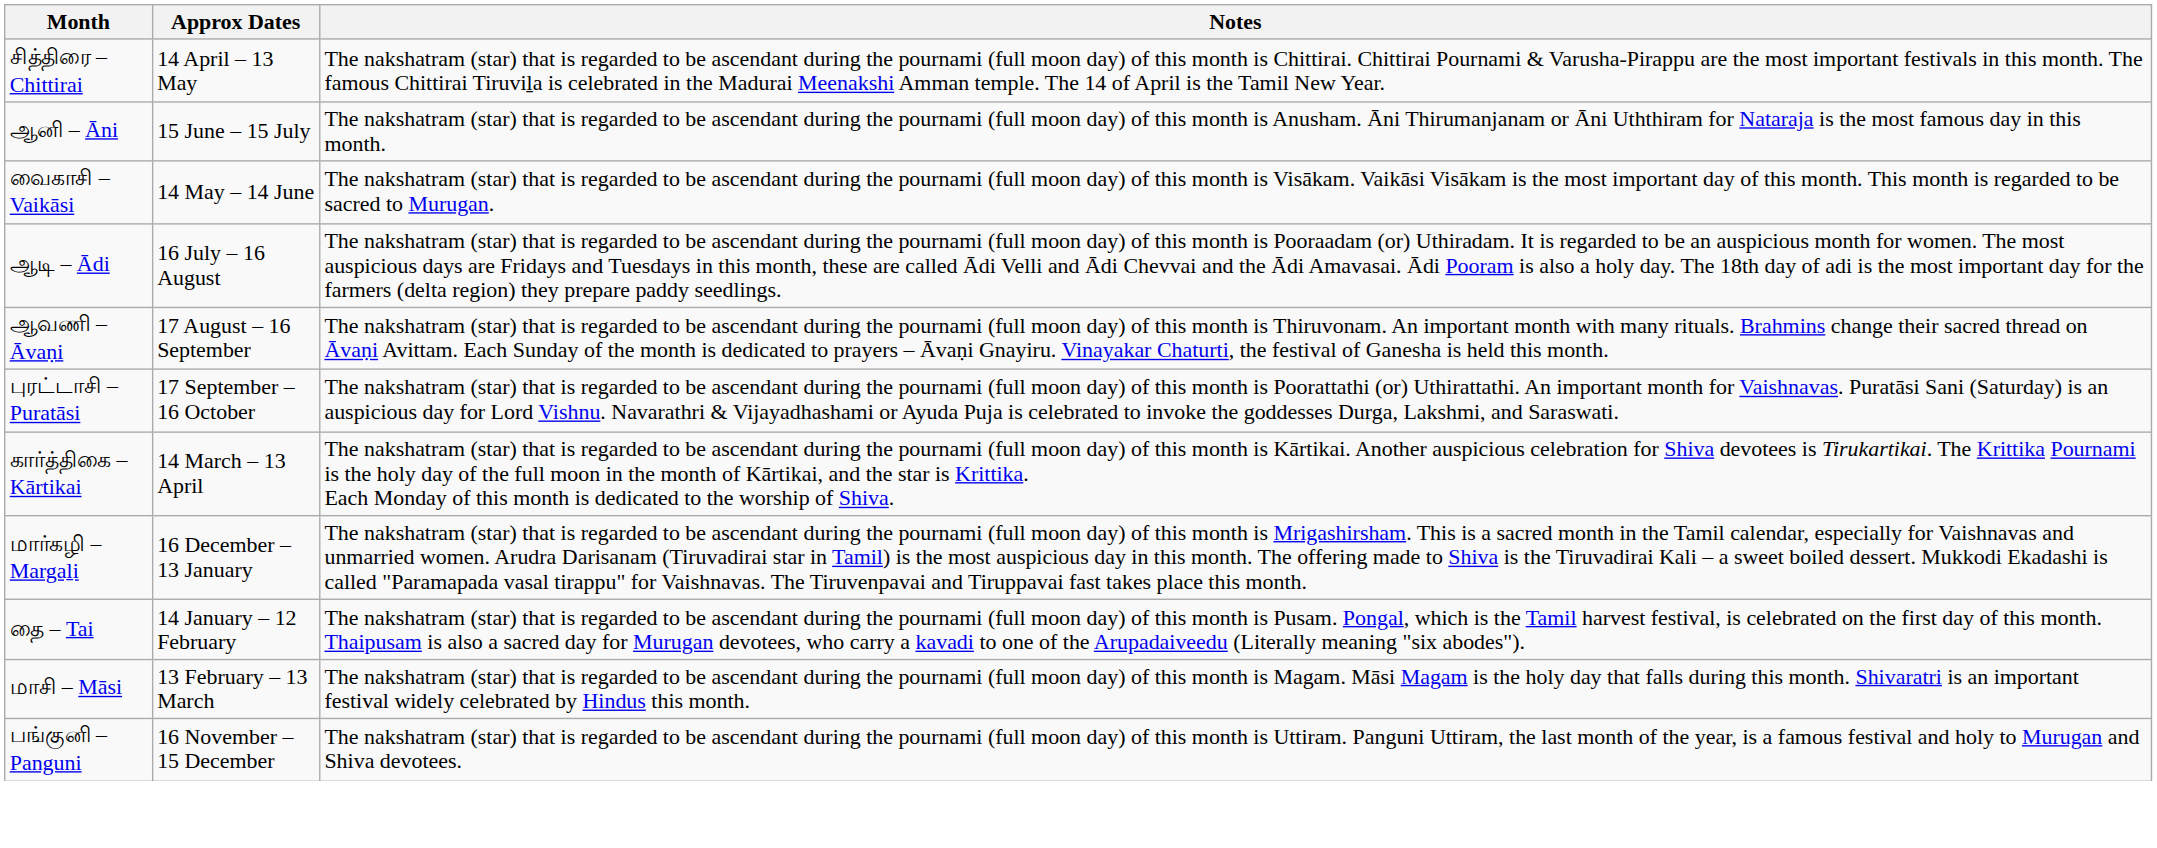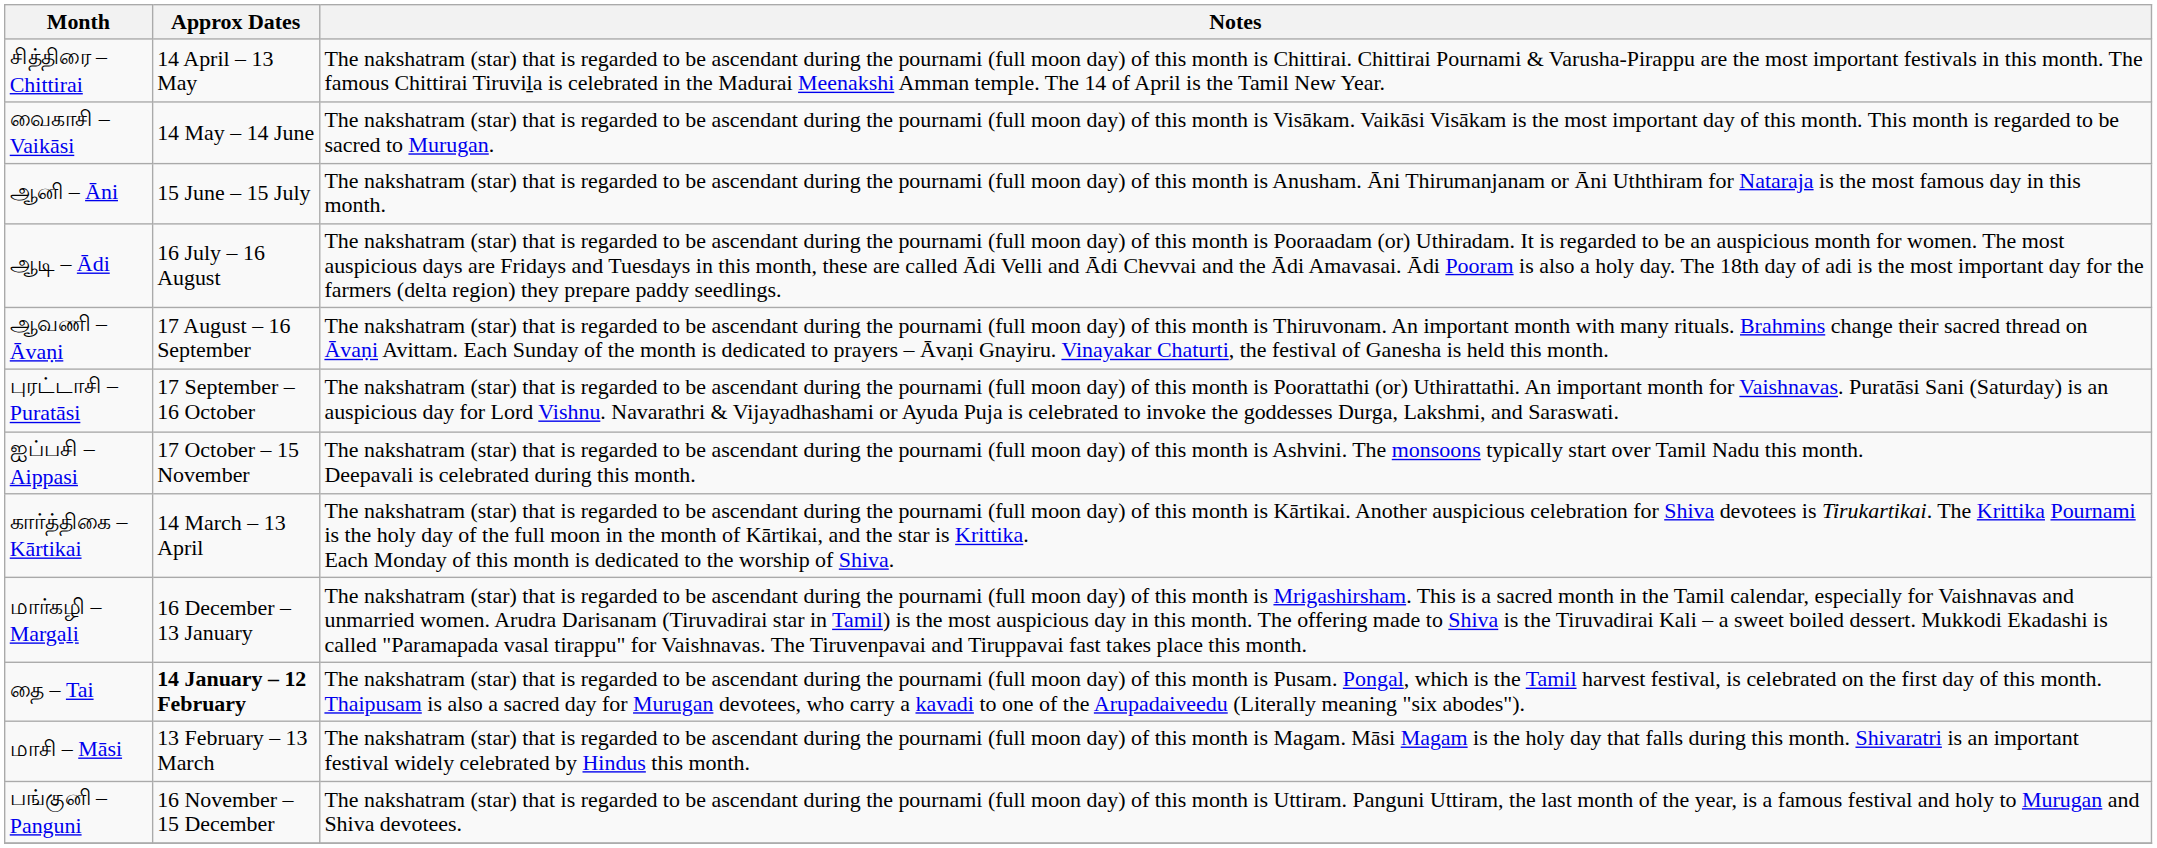rows swapped: (60, 191) <-> (64, 129)
+ row: (52, 462)
(227, 629) normal -> (232, 691) bold
